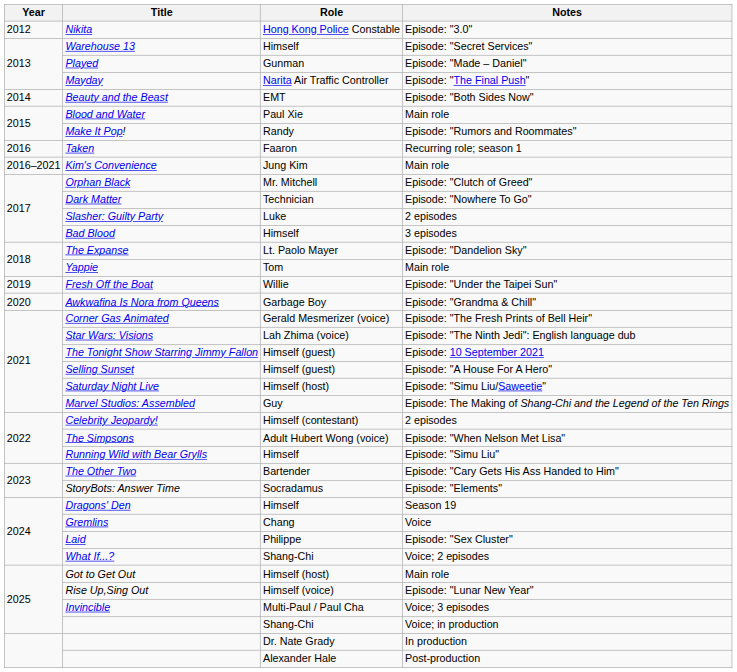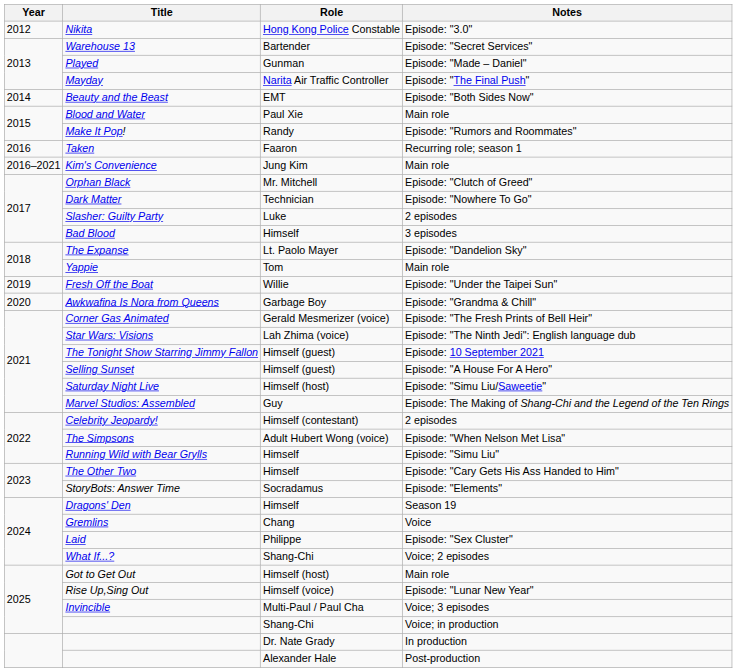(281, 47) Himself -> (287, 47) Bartender
(287, 472) Bartender -> (281, 472) Himself
